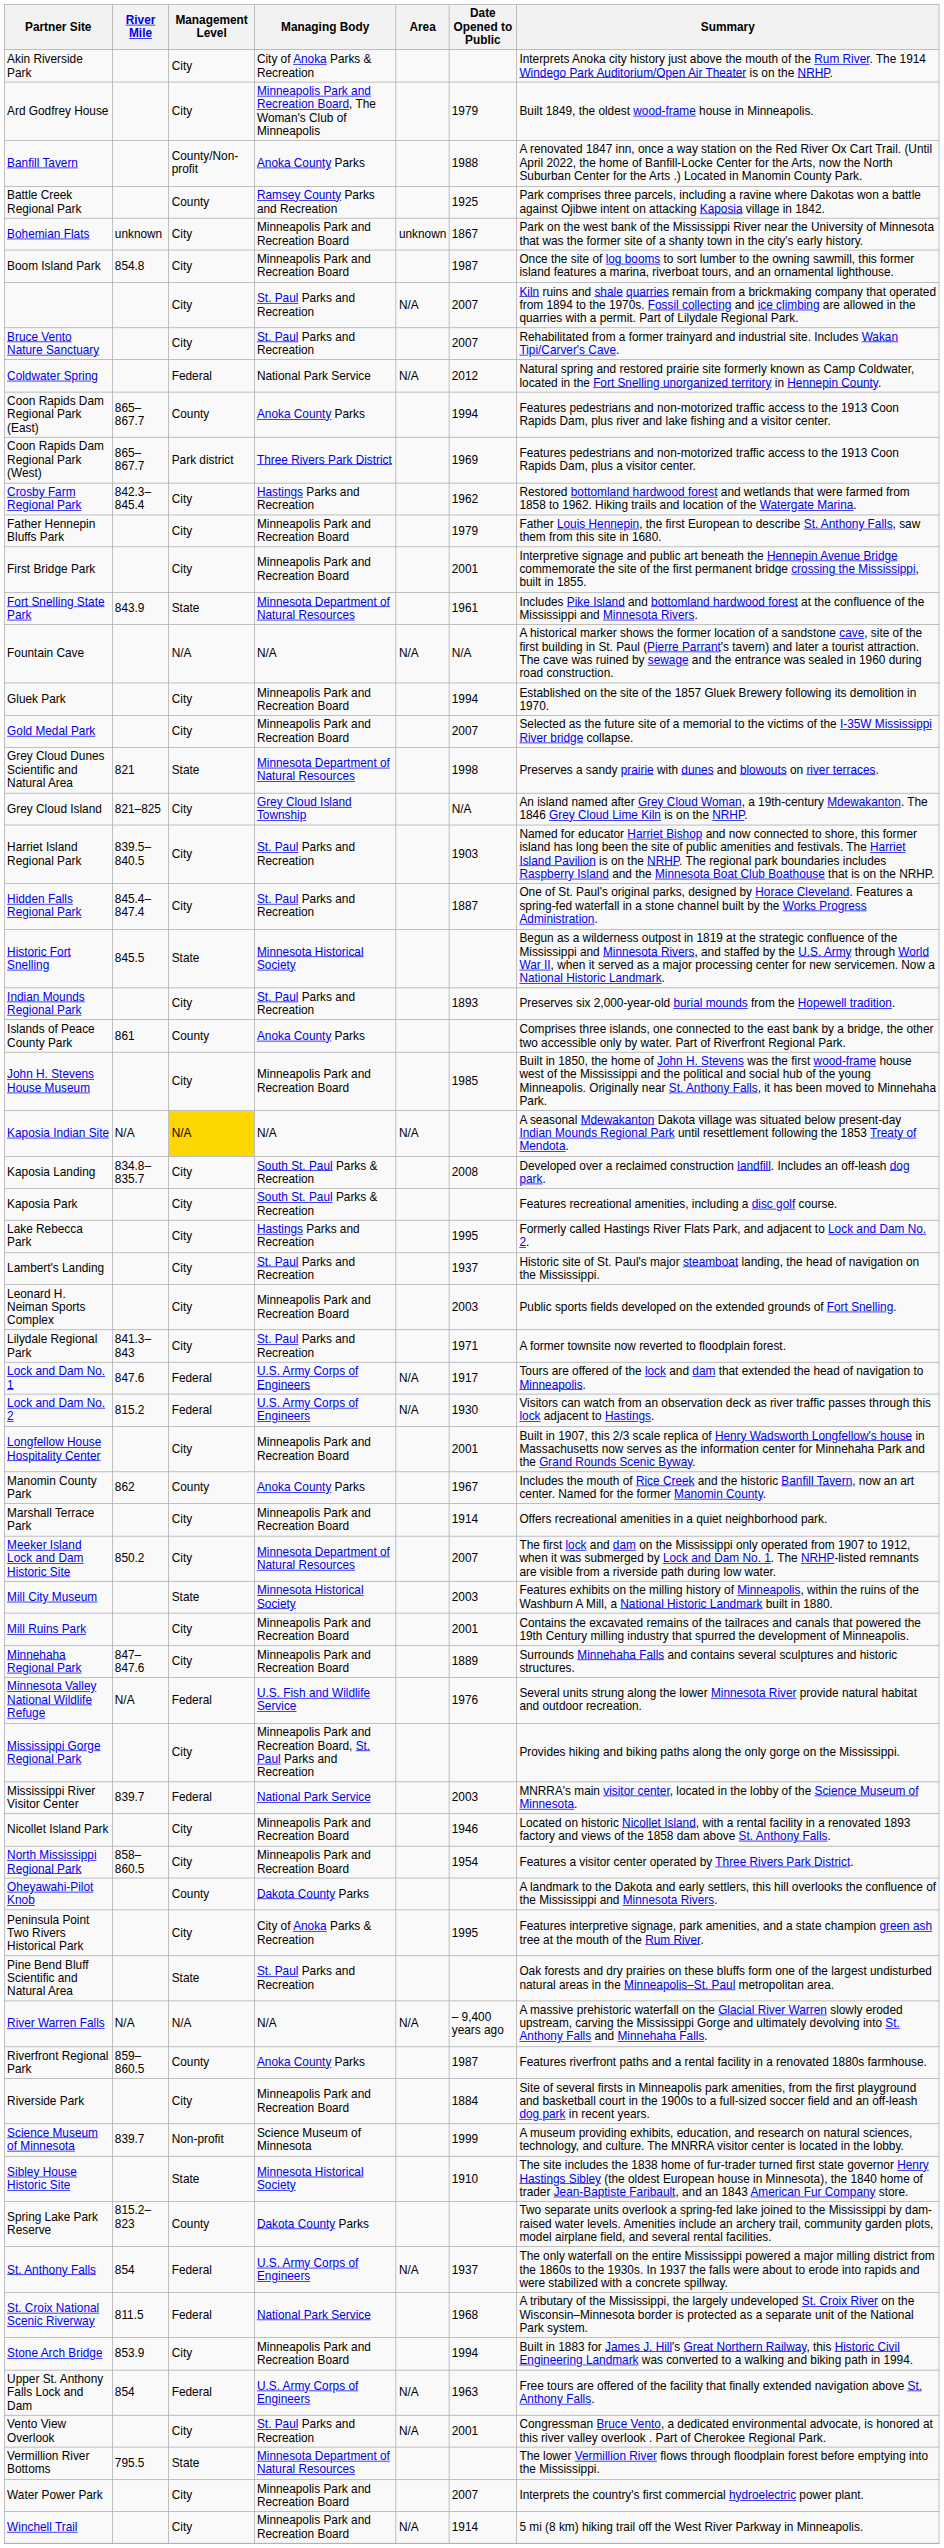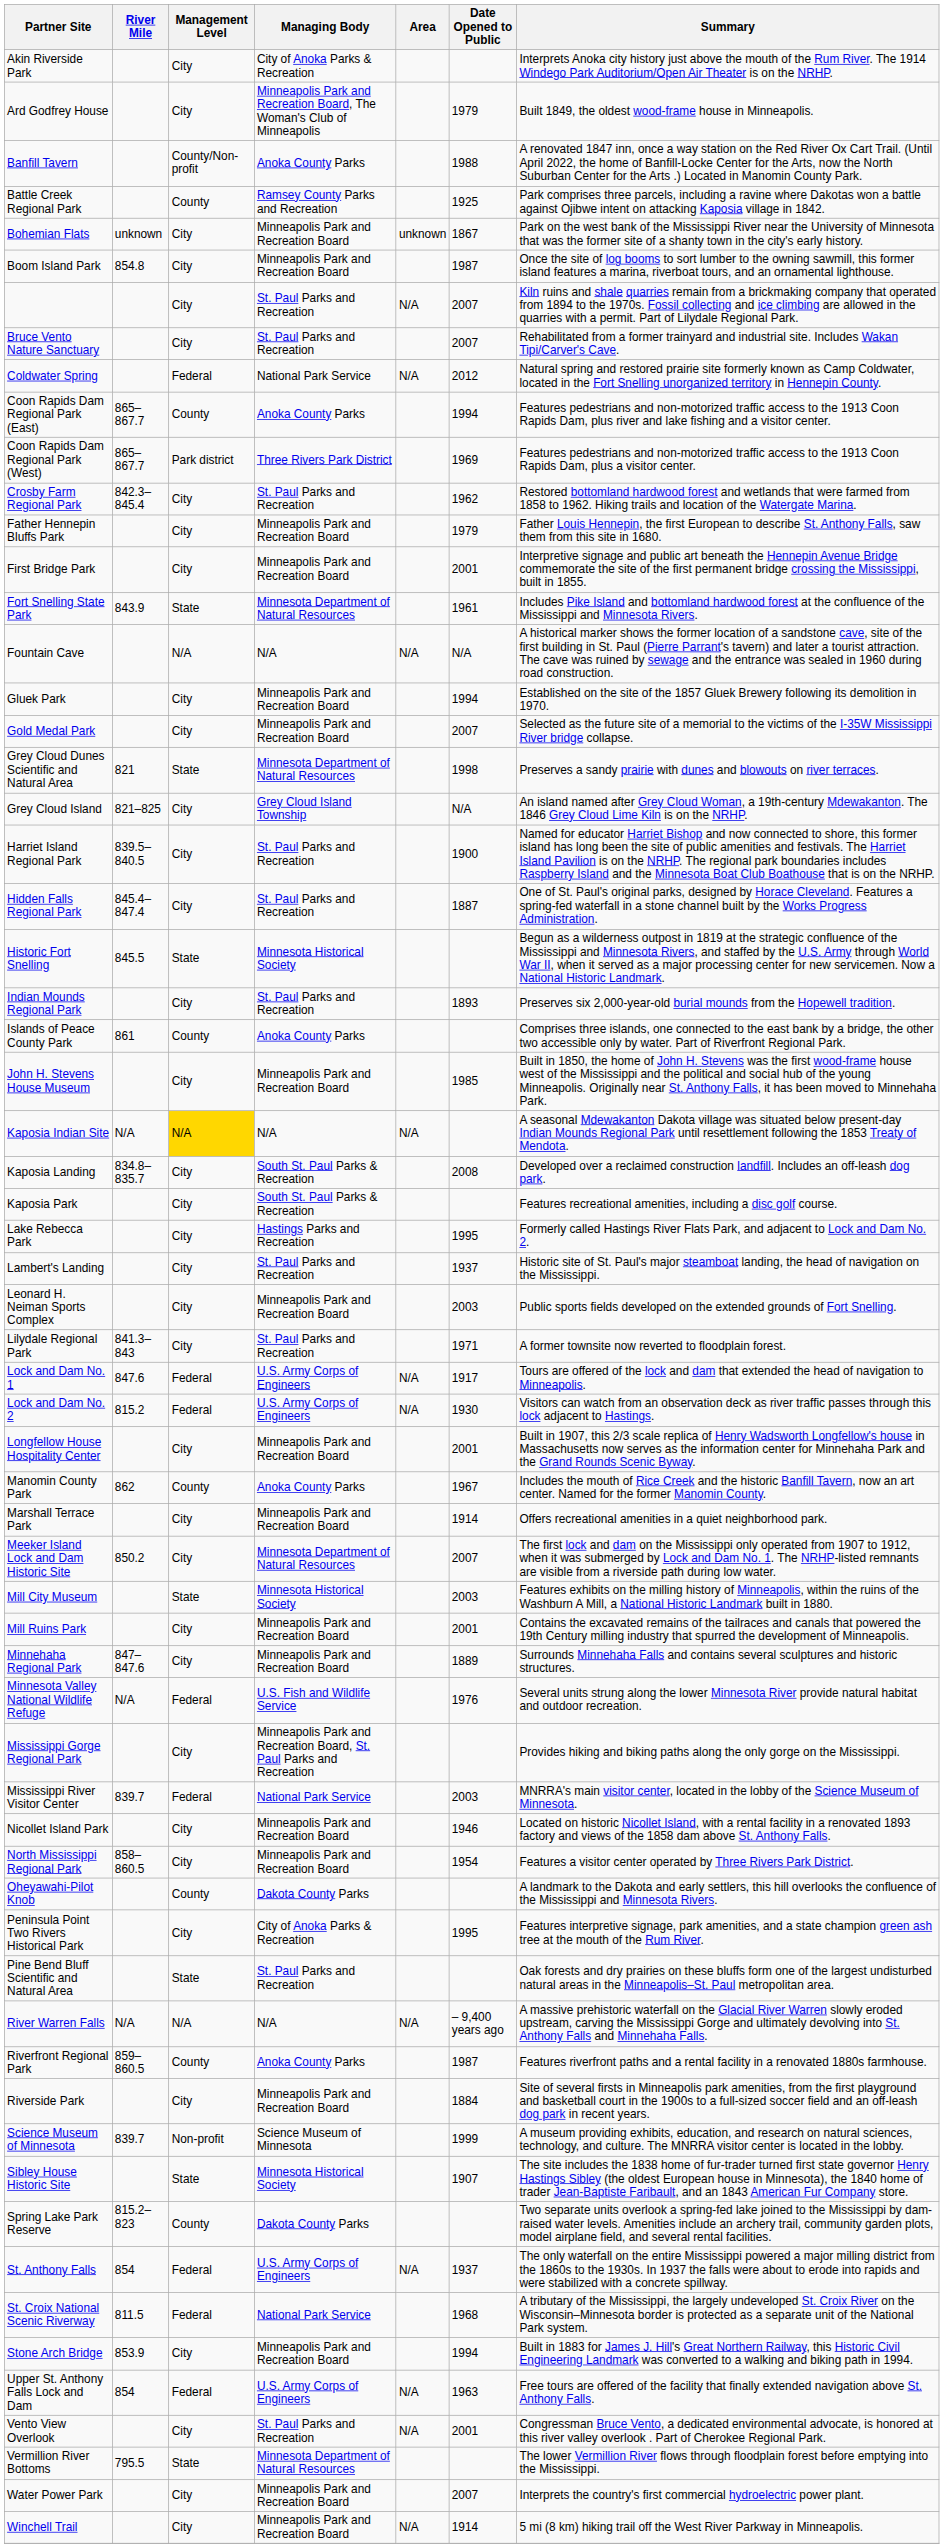(308, 498) Hastings Parks and Recreation -> (306, 498) St. Paul Parks and Recreation
(465, 854) 1903 -> (465, 854) 1900
(465, 2178) 1910 -> (465, 2178) 1907
